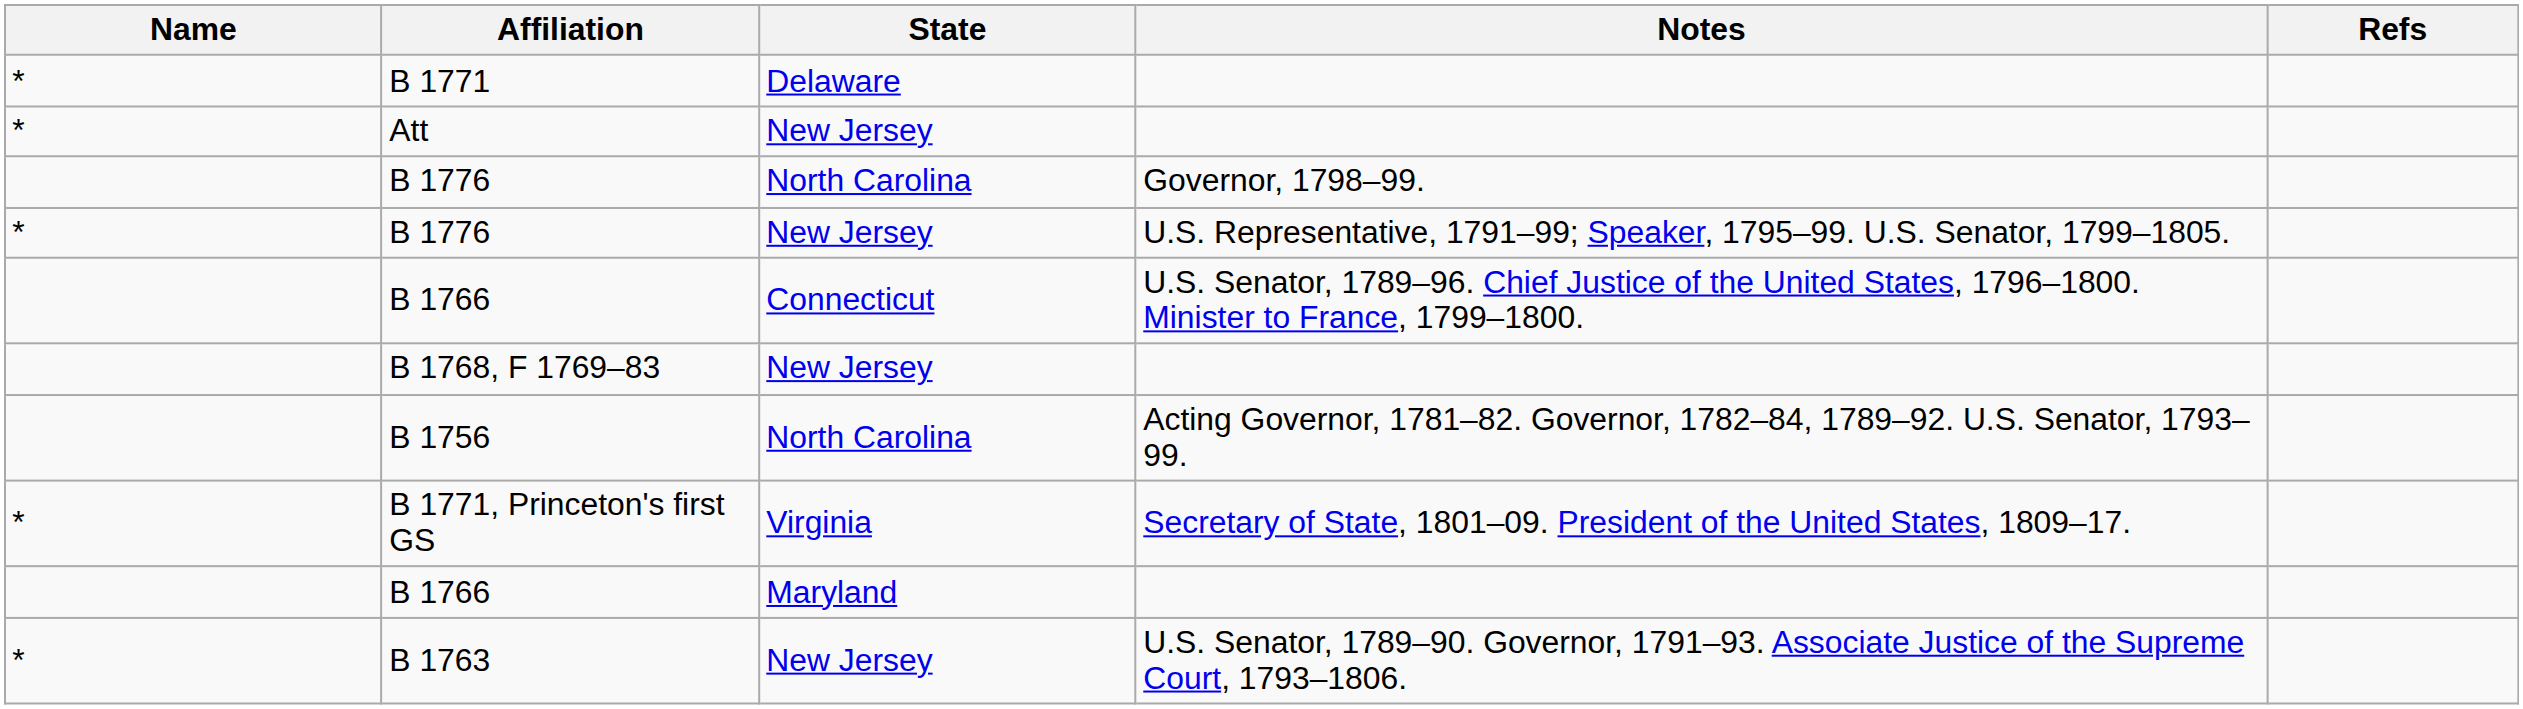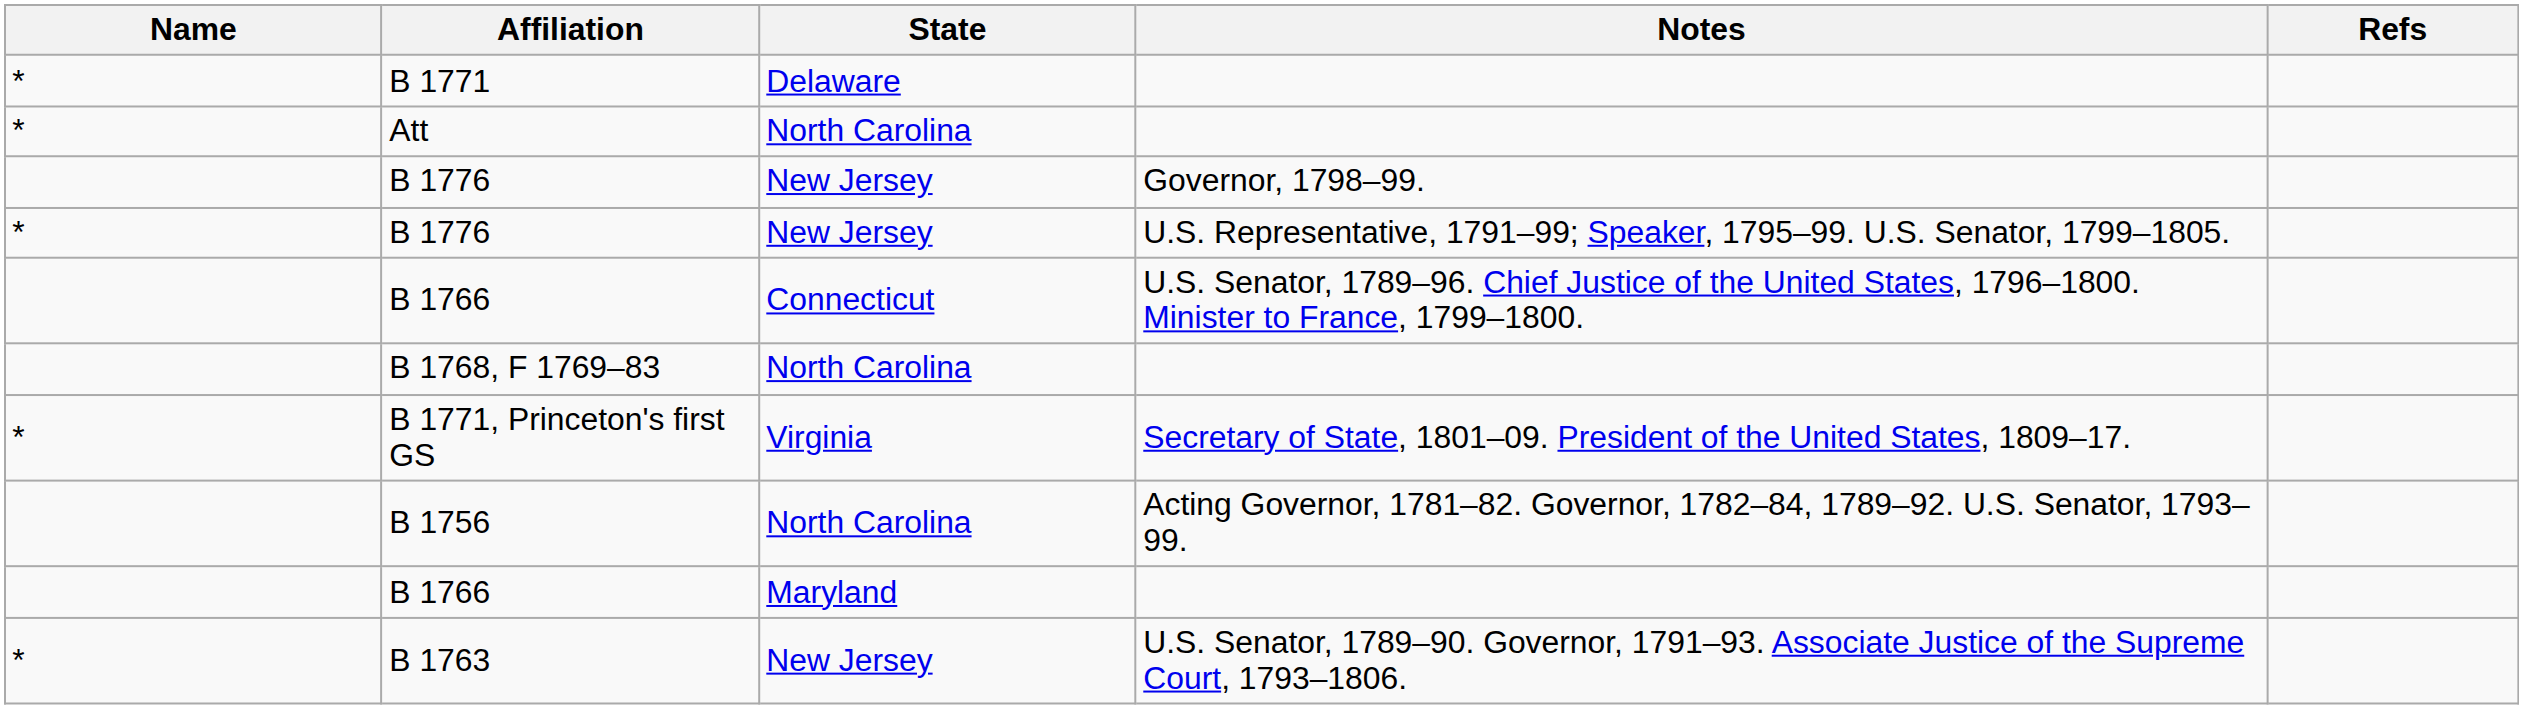(849, 130) New Jersey -> (869, 130) North Carolina
(869, 181) North Carolina -> (849, 181) New Jersey
(849, 368) New Jersey -> (869, 368) North Carolina
rows swapped: (557, 523) <-> (440, 436)
